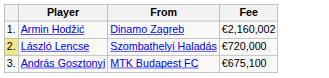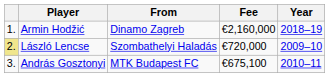+ column: (301, 13)
(249, 30) €2,160,002 -> (249, 30) €2,160,000
